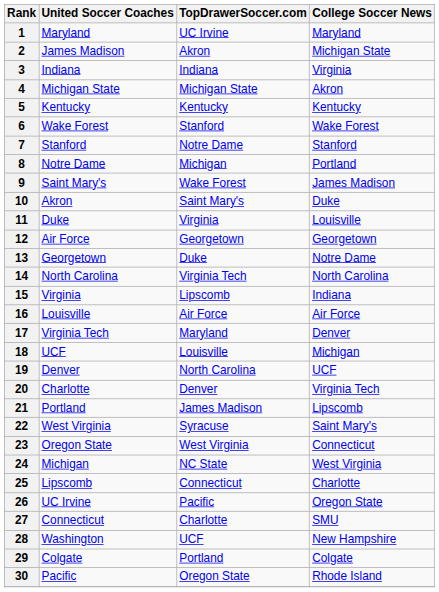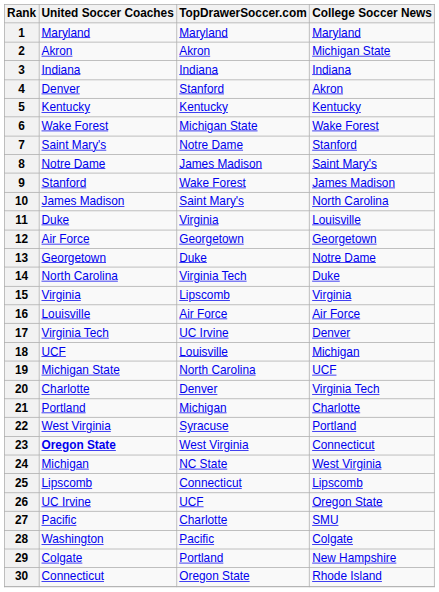(204, 32) UC Irvine -> (204, 32) Maryland
(83, 51) James Madison -> (57, 51) Akron
(332, 70) Virginia -> (332, 70) Indiana
(81, 88) Michigan State -> (61, 88) Denver
(218, 88) Michigan State -> (202, 88) Stanford
(202, 126) Stanford -> (218, 126) Michigan State
(64, 145) Stanford -> (74, 145) Saint Mary's
(203, 164) Michigan -> (221, 164) James Madison
(334, 164) Portland -> (345, 164) Saint Mary's
(74, 182) Saint Mary's -> (64, 182) Stanford
(57, 201) Akron -> (83, 201) James Madison
(326, 201) Duke -> (350, 201) North Carolina
(350, 276) North Carolina -> (326, 276) Duke
(332, 295) Indiana -> (332, 295) Virginia
(204, 333) Maryland -> (204, 333) UC Irvine
(61, 370) Denver -> (81, 370) Michigan State
(221, 408) James Madison -> (203, 408) Michigan
(337, 408) Lipscomb -> (336, 408) Charlotte
(345, 426) Saint Mary's -> (334, 426) Portland
(77, 445) normal -> (79, 445) bold
(336, 483) Charlotte -> (337, 483) Lipscomb
(197, 502) Pacific -> (191, 502) UCF
(73, 520) Connecticut -> (59, 520) Pacific
(191, 539) UCF -> (197, 539) Pacific
(354, 539) New Hampshire -> (333, 539) Colgate
(333, 558) Colgate -> (354, 558) New Hampshire
(59, 577) Pacific -> (73, 577) Connecticut
